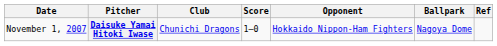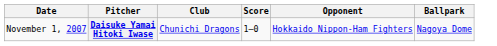- column: (483, 11)
